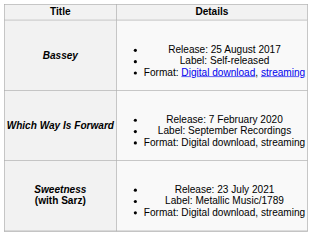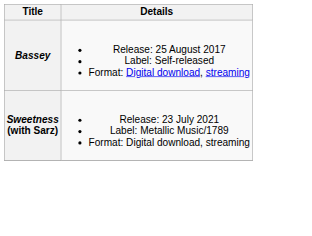- row: (60, 125)
